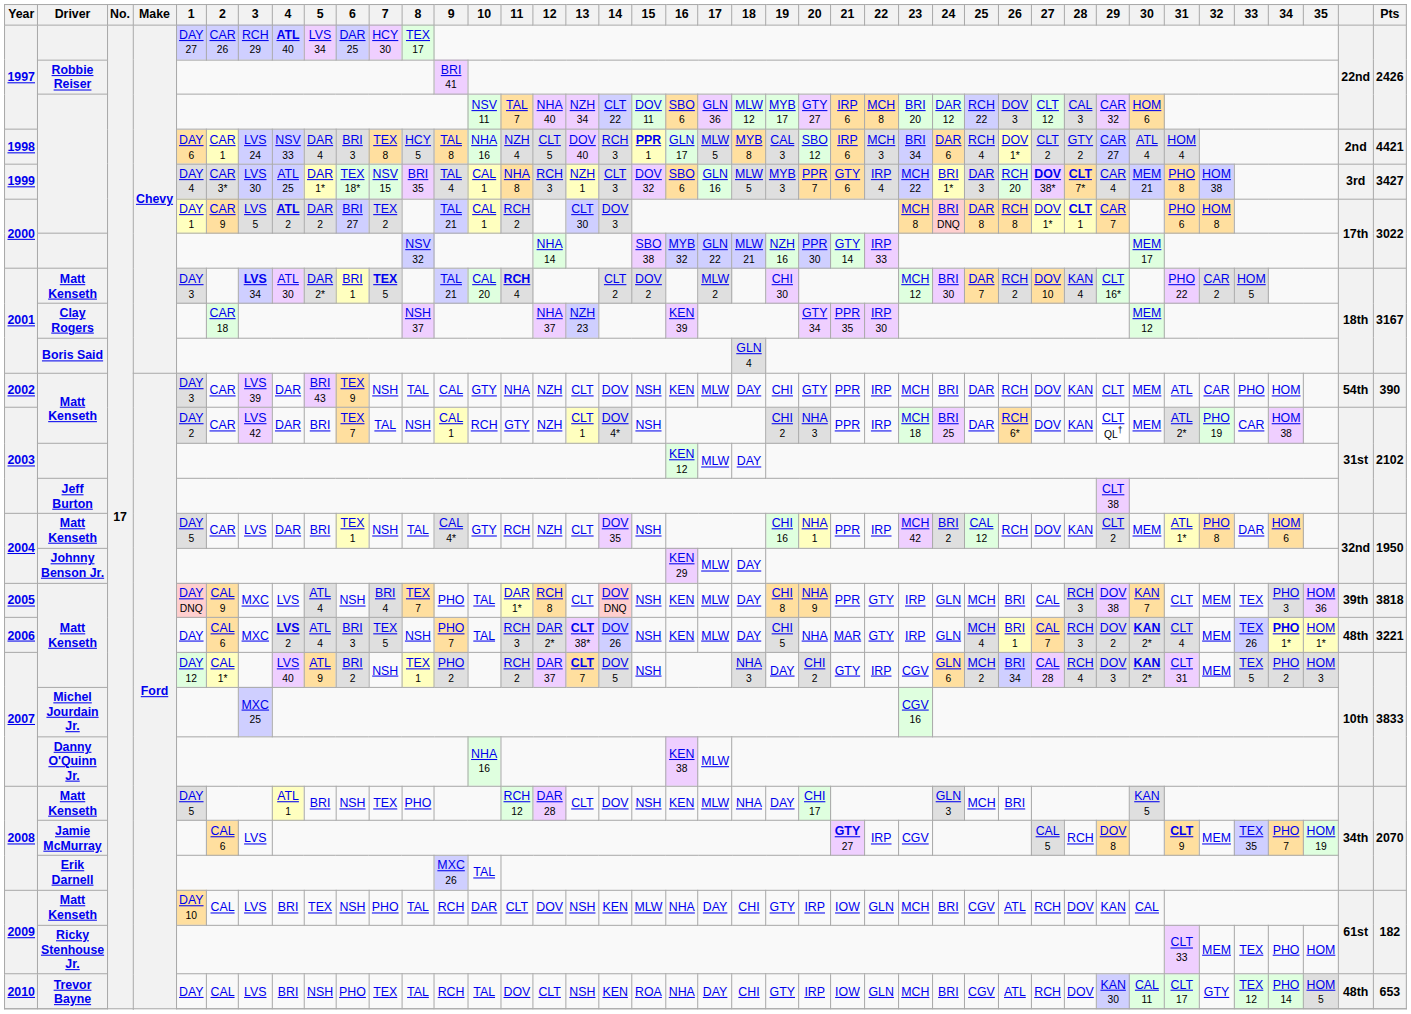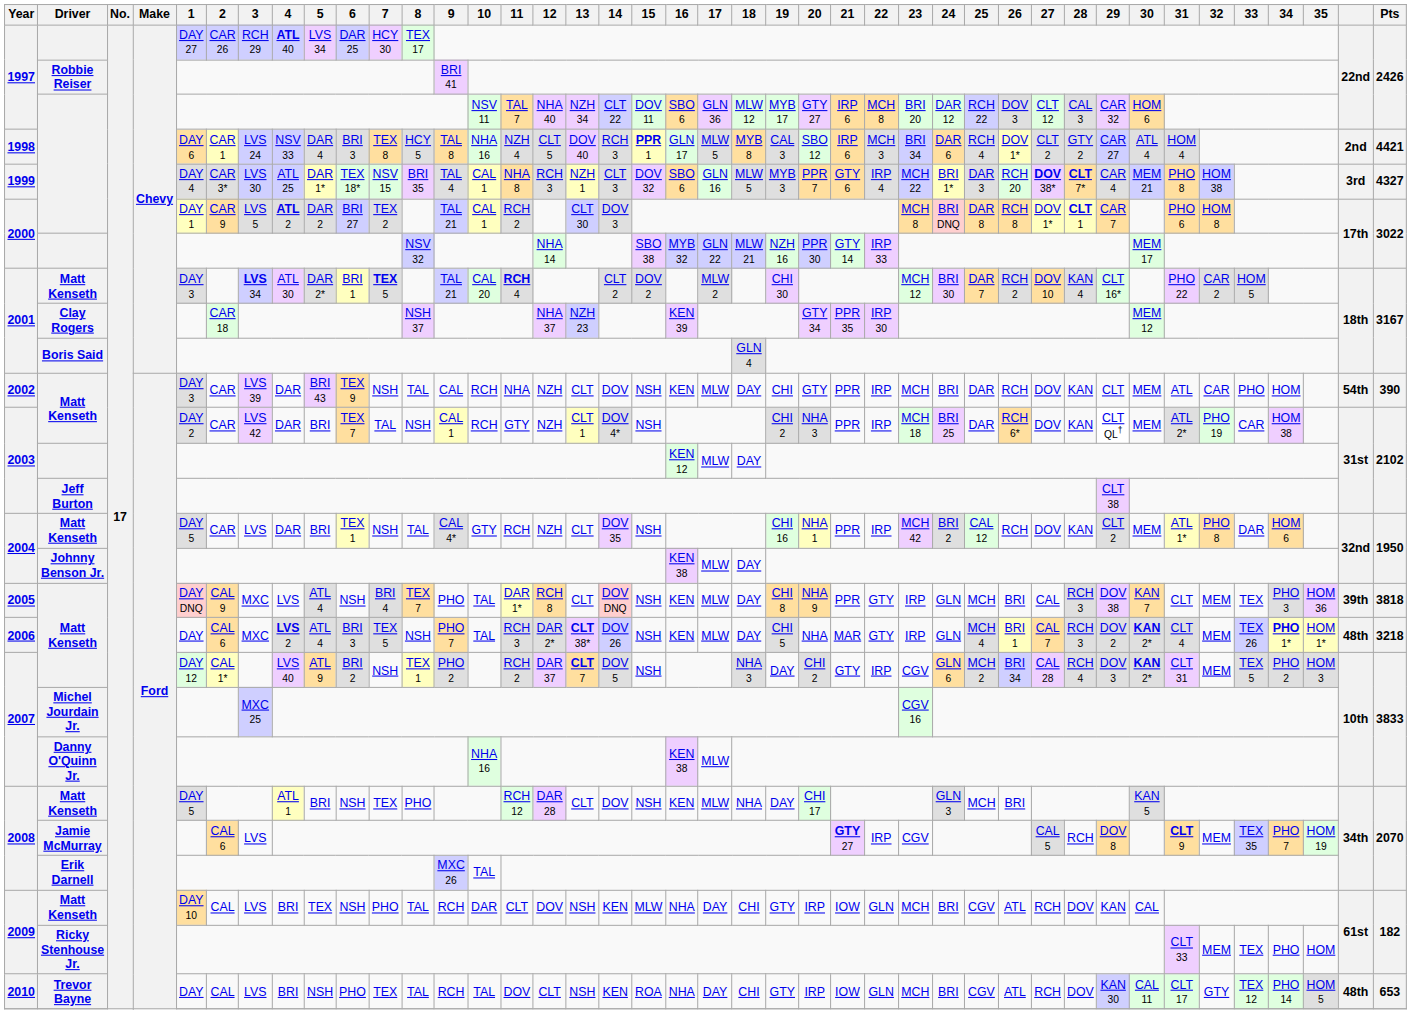(1390, 181) 3427 -> (1390, 181) 4327
(484, 390) GTY -> (484, 390) RCH
(682, 565) KEN 29 -> (682, 565) KEN 38
(1390, 635) 3221 -> (1390, 635) 3218
